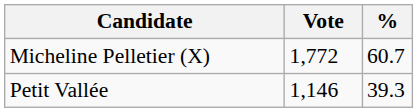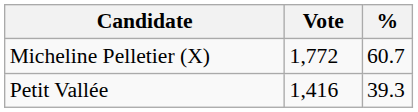(314, 90) 1,146 -> (314, 90) 1,416
